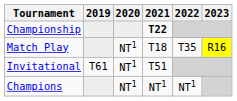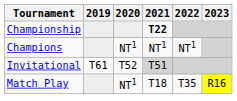rows swapped: (38, 48) <-> (35, 86)
(128, 67) NT1 -> (128, 66) T52
(158, 67) no background -> (158, 66) lightgrey background
